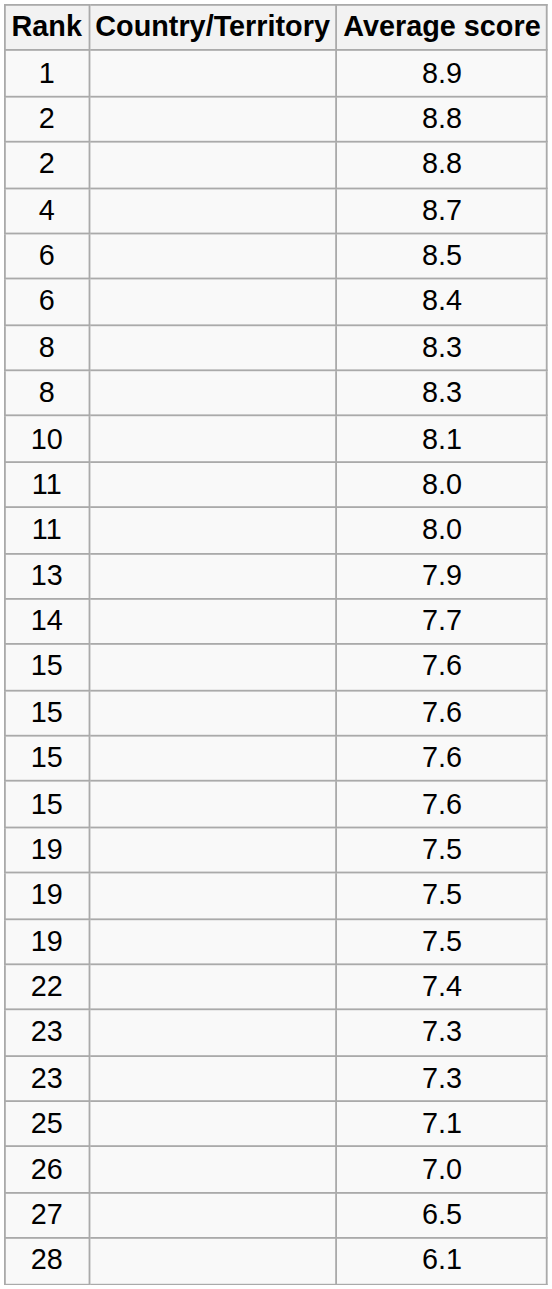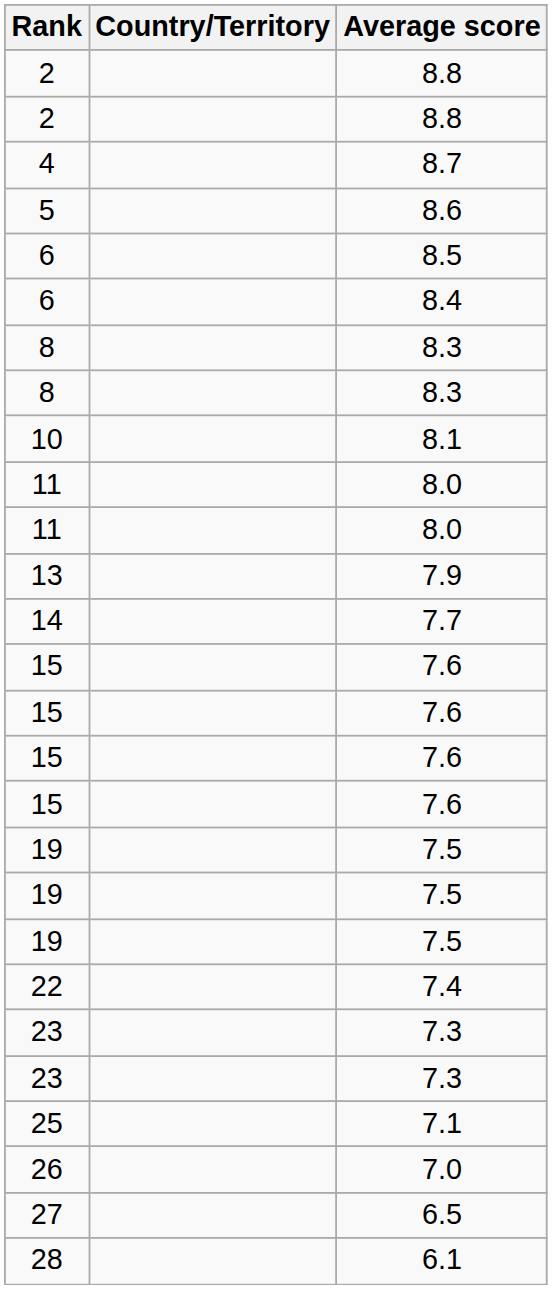- row: (47, 73)
+ row: (47, 210)
